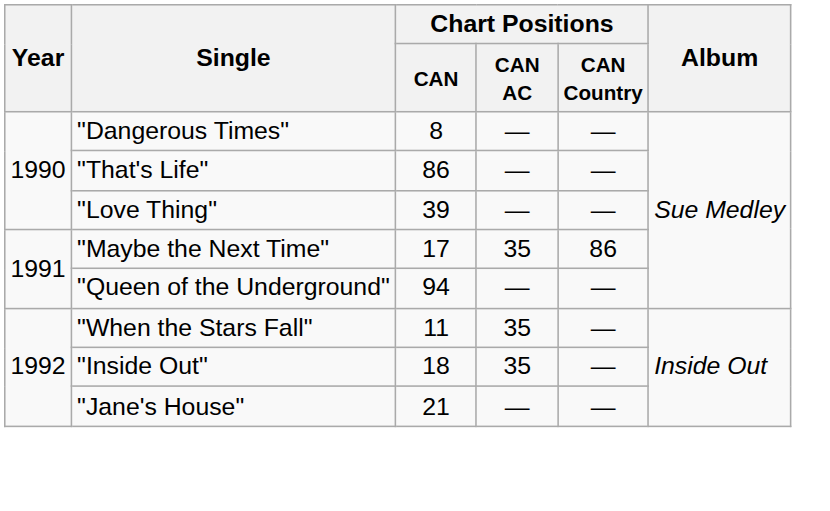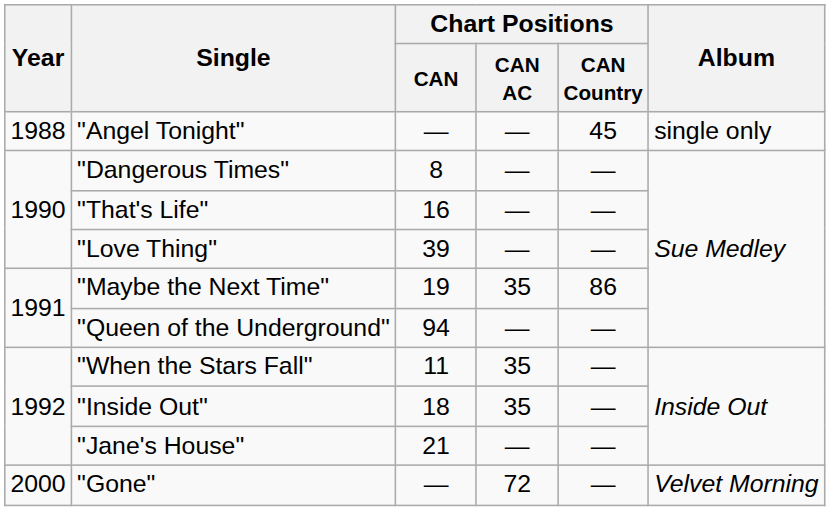+ row: (161, 130)
(436, 170) 86 -> (436, 209) 16
(436, 248) 17 -> (436, 288) 19
+ row: (116, 484)
